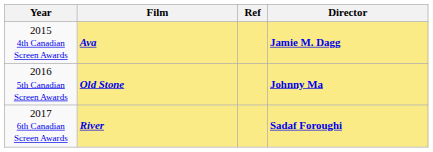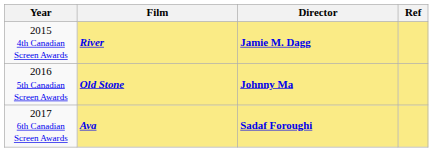columns swapped: (348, 13) <-> (253, 13)
(88, 42) Ava -> (92, 42) River
(92, 126) River -> (88, 126) Ava
